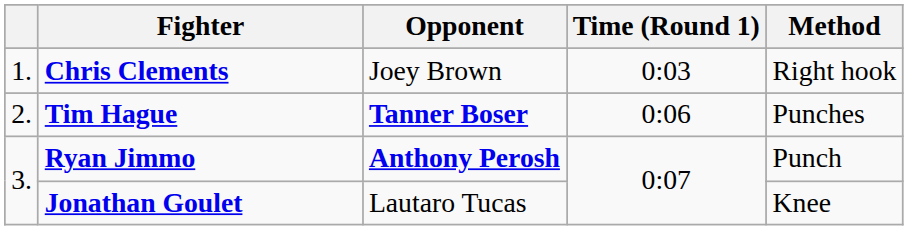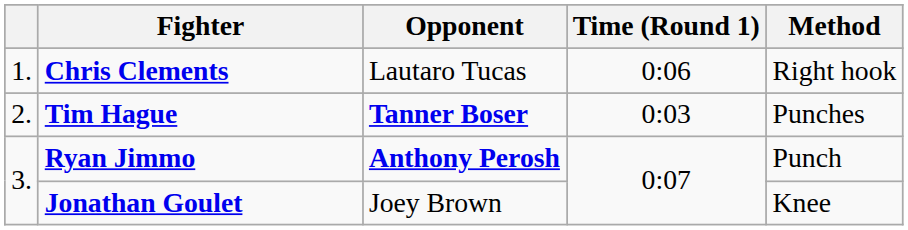(435, 70) Joey Brown -> (448, 70) Lautaro Tucas
(666, 70) 0:03 -> (666, 70) 0:06
(666, 114) 0:06 -> (666, 114) 0:03
(448, 202) Lautaro Tucas -> (435, 202) Joey Brown
